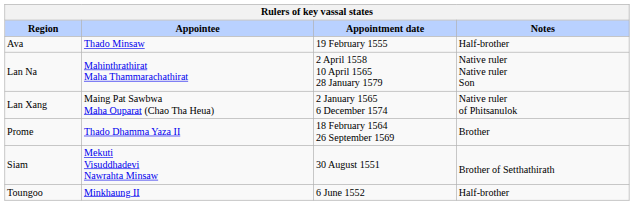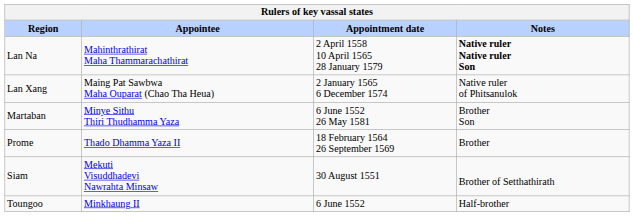- row: (15, 44)
(483, 71) normal -> (485, 55) bold
+ row: (26, 116)
